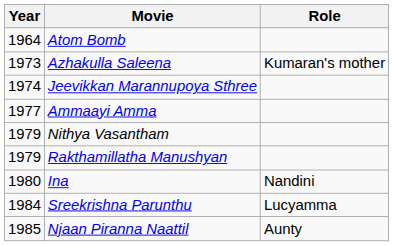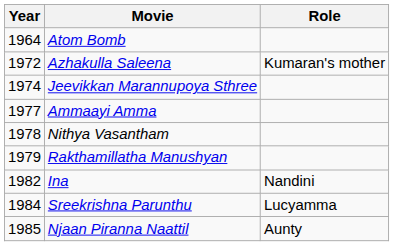(24, 63) 1973 -> (24, 63) 1972
(24, 134) 1979 -> (24, 134) 1978
(24, 181) 1980 -> (24, 181) 1982
